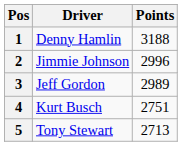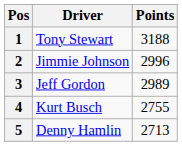(79, 38) Denny Hamlin -> (74, 38) Tony Stewart
(155, 107) 2751 -> (155, 107) 2755
(74, 130) Tony Stewart -> (79, 130) Denny Hamlin
